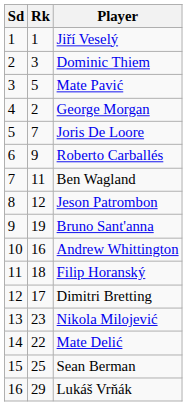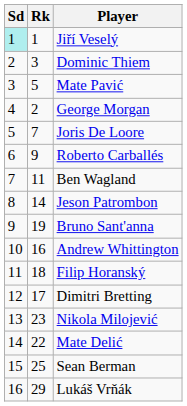(12, 39) no background -> (12, 39) paleturquoise background
(38, 202) 12 -> (38, 202) 14
